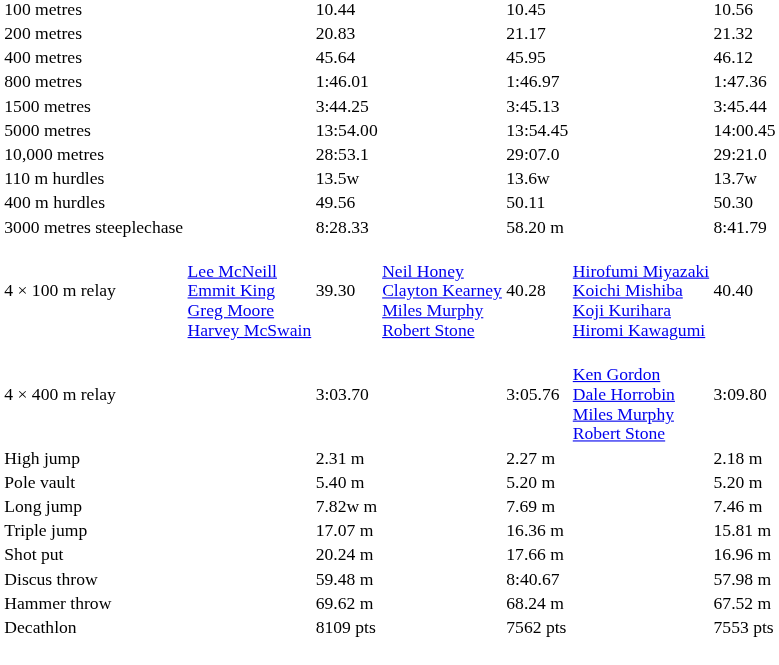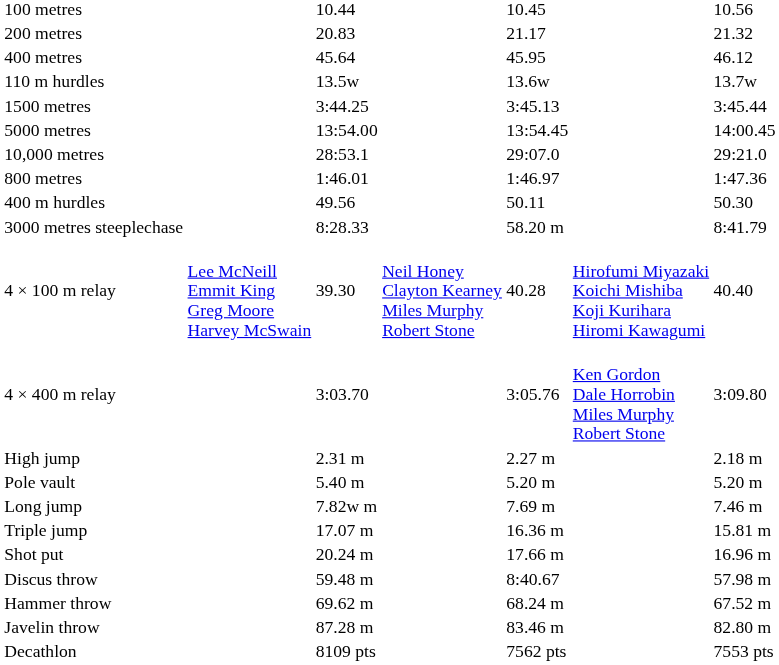rows swapped: (43, 81) <-> (54, 178)
+ row: (52, 627)
